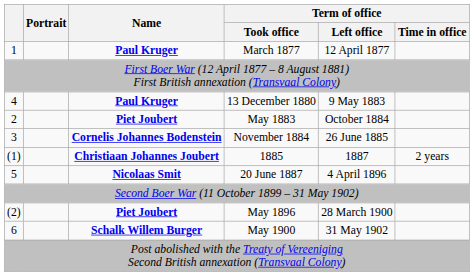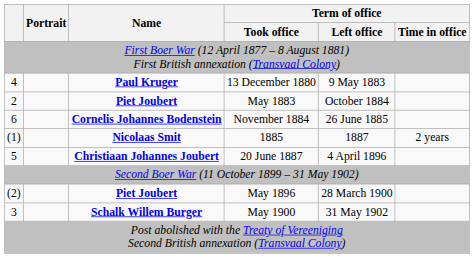- row: (271, 50)
(14, 138) 3 -> (14, 119) 6
(147, 156) Christiaan Johannes Joubert -> (147, 138) Nicolaas Smit
(147, 175) Nicolaas Smit -> (147, 156) Christiaan Johannes Joubert
(14, 230) 6 -> (14, 212) 3
